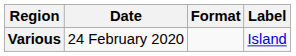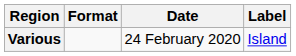columns swapped: (126, 16) <-> (216, 16)
